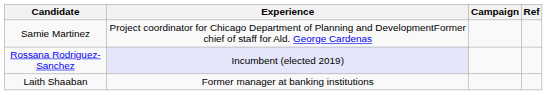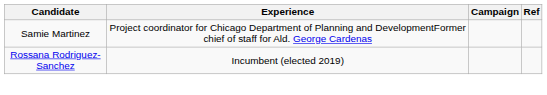(288, 60) lavender background -> (288, 60) no background
- row: (55, 81)
